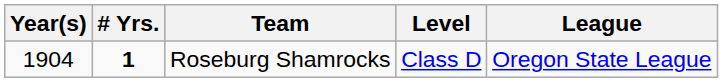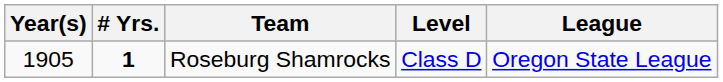(48, 59) 1904 -> (48, 59) 1905
